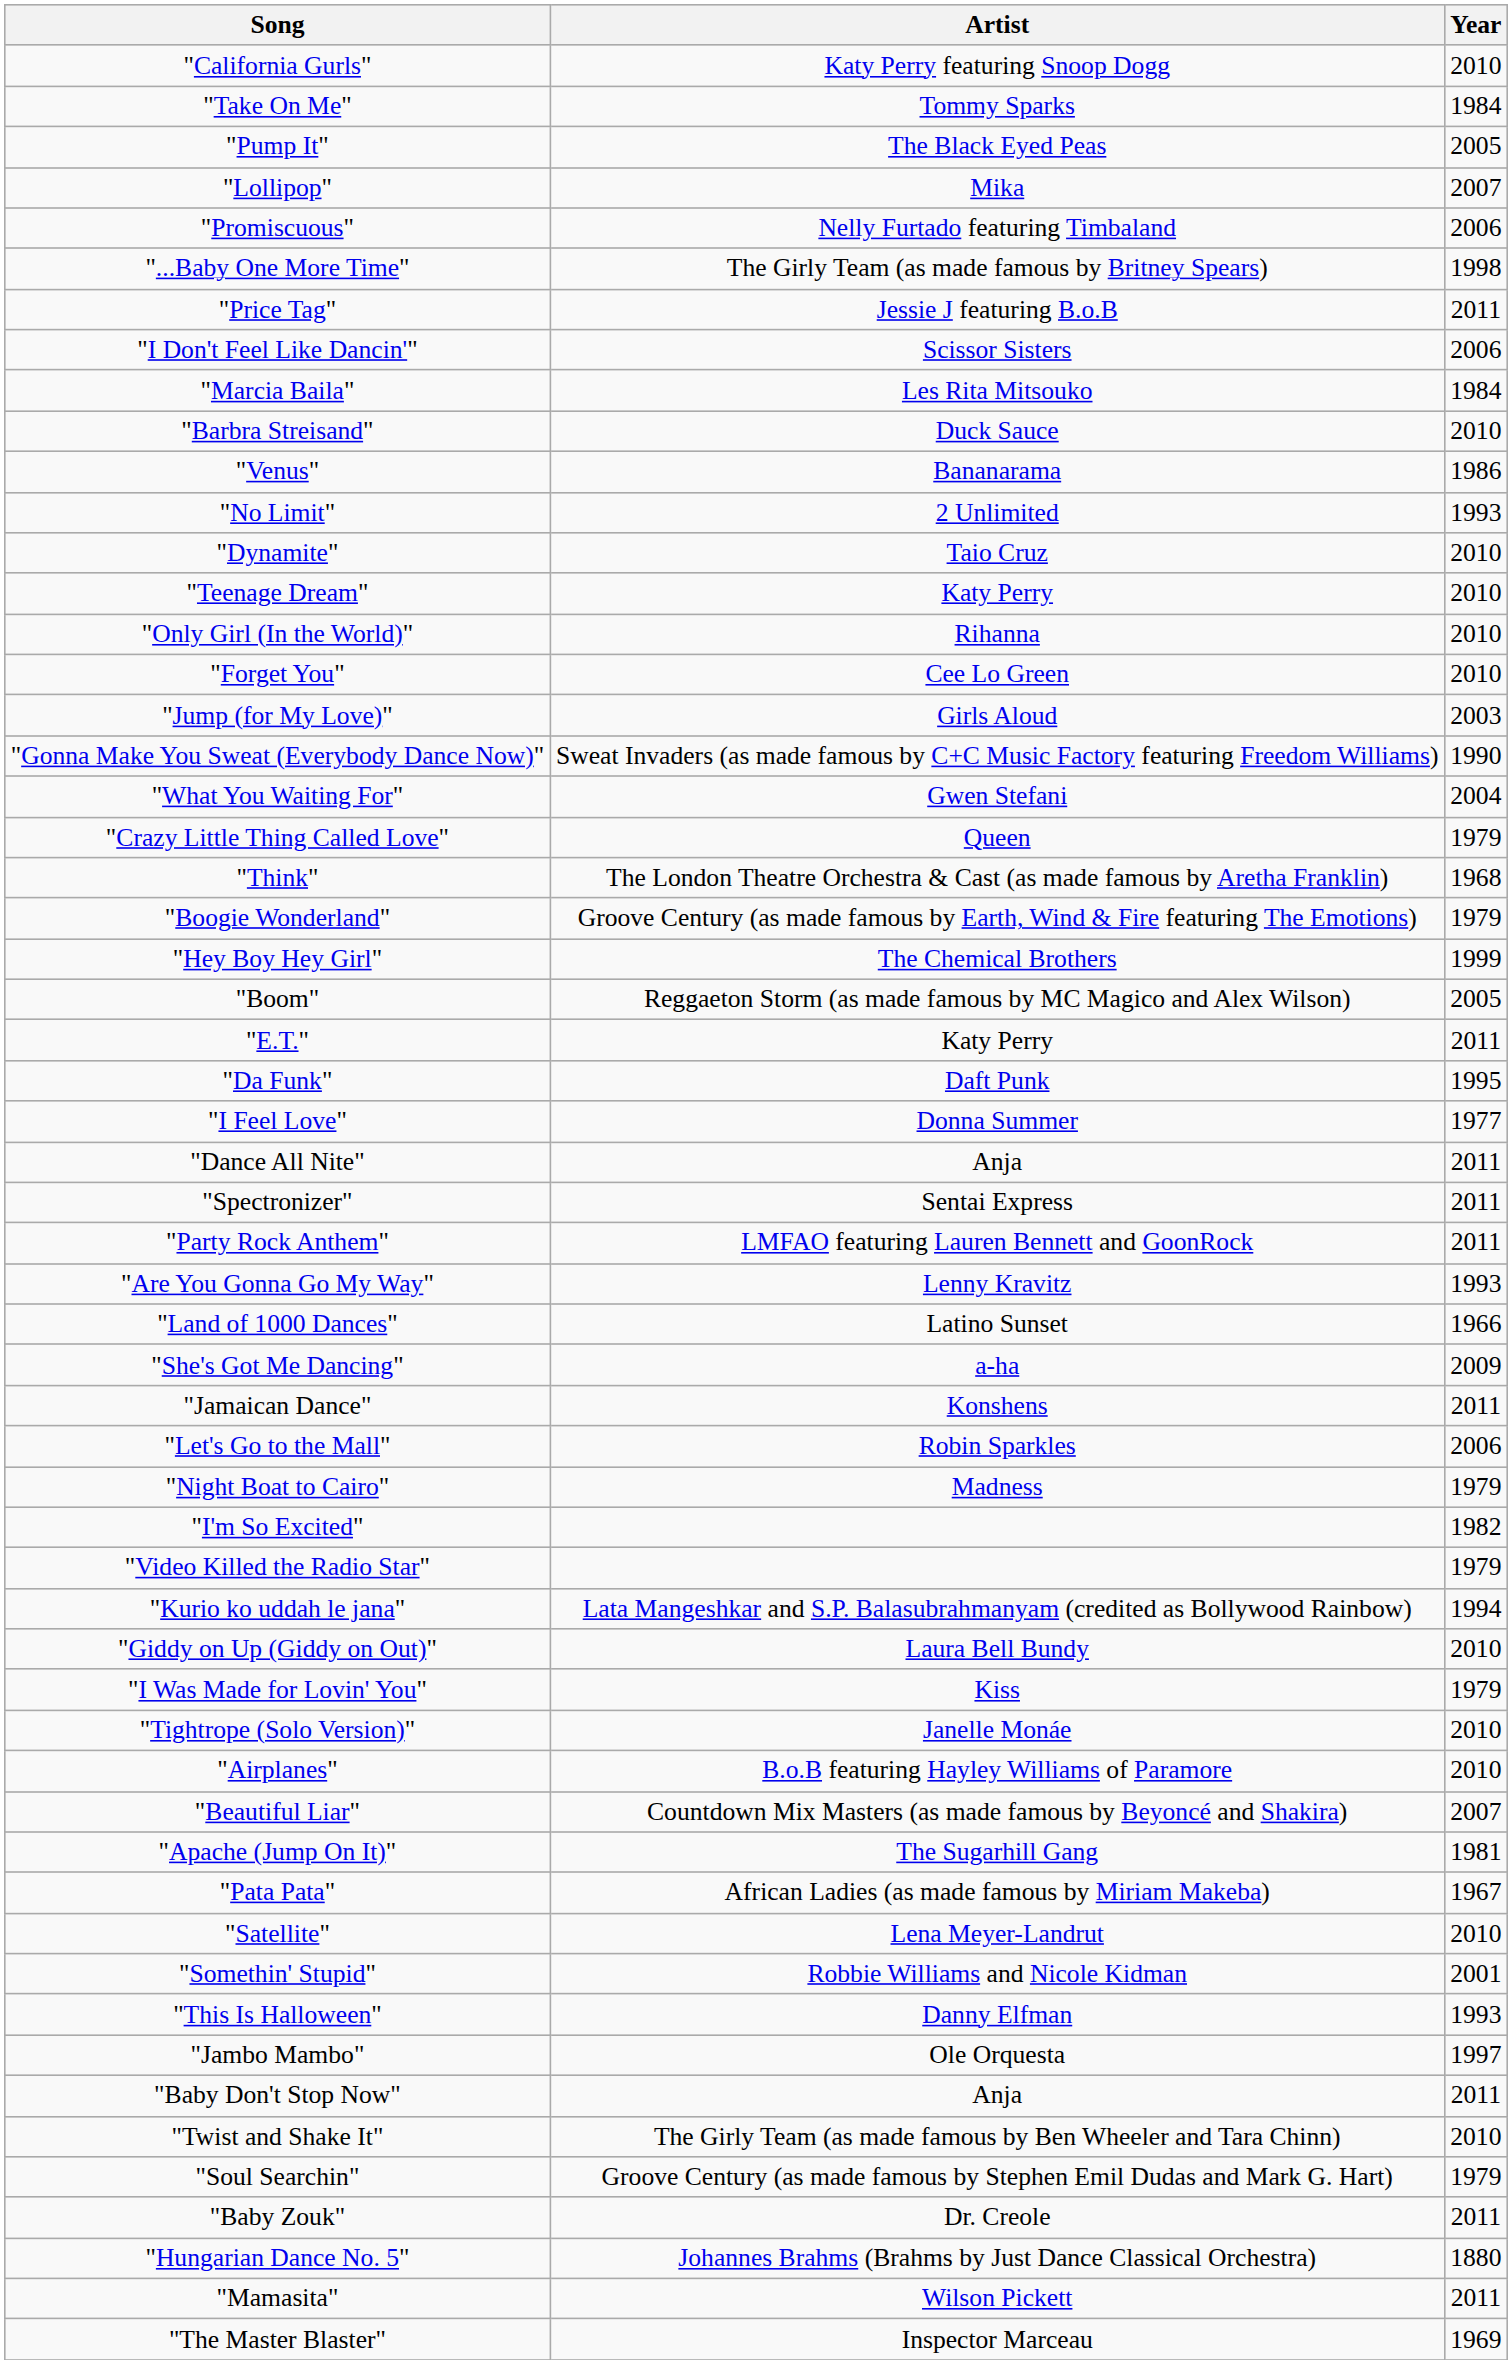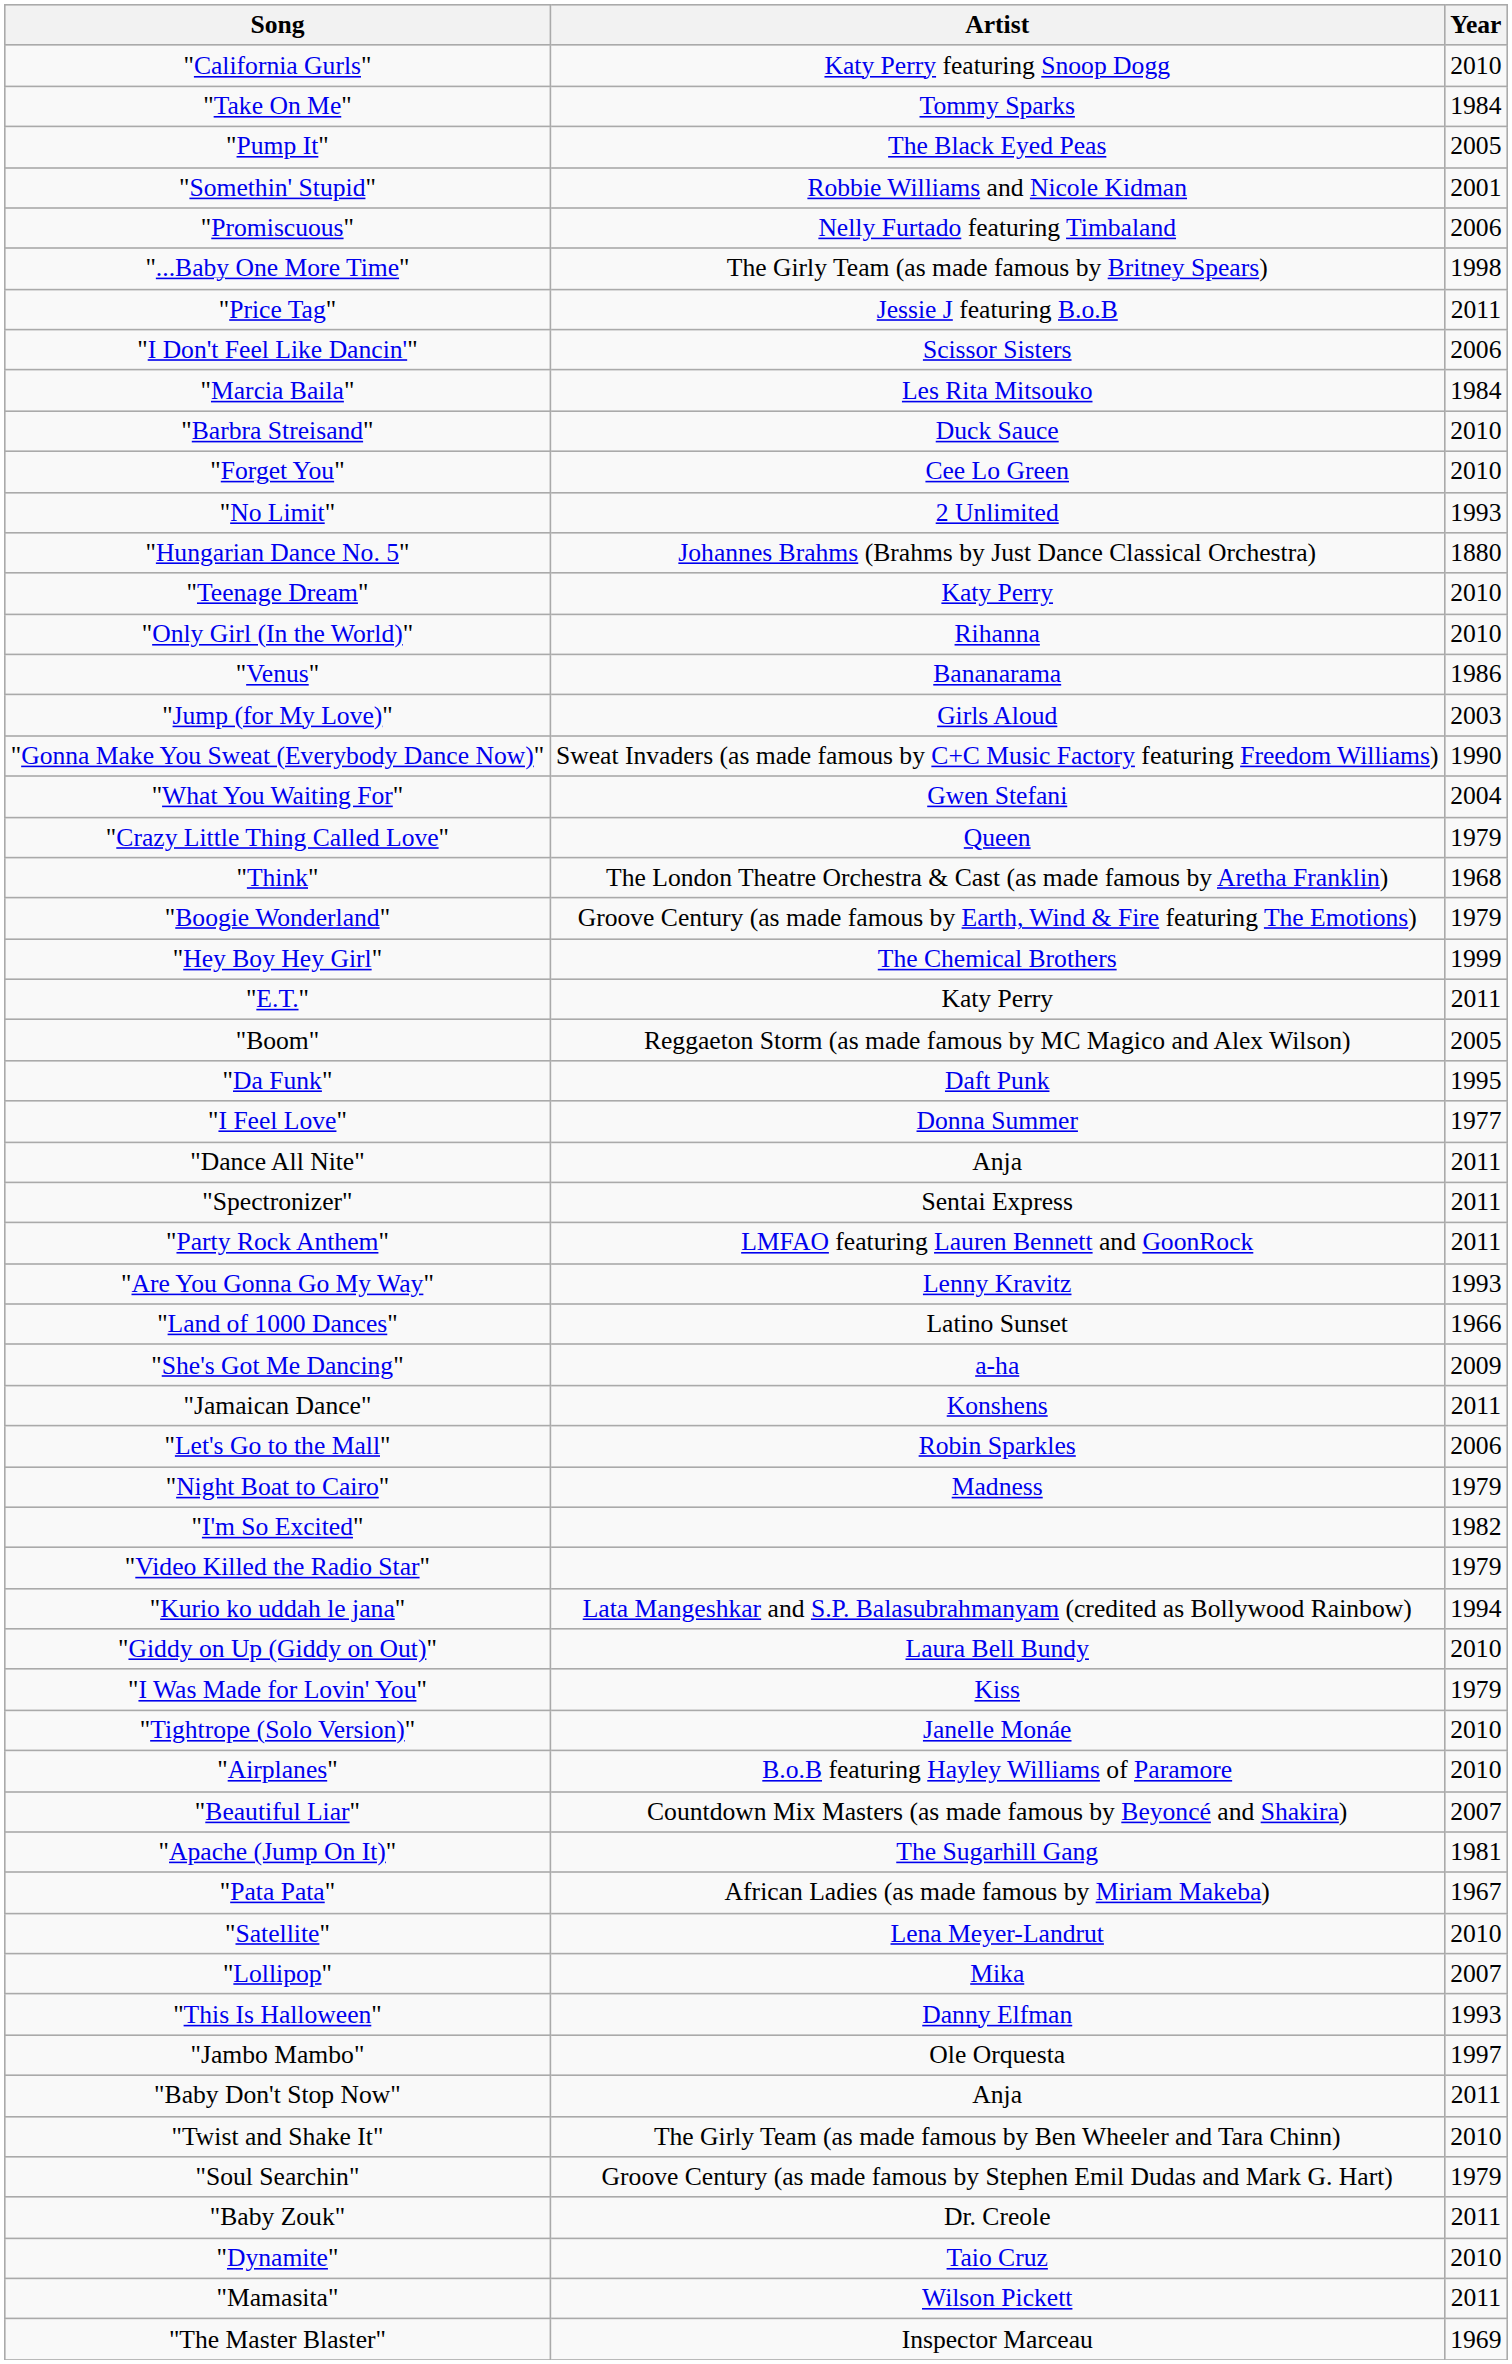rows swapped: (277, 187) <-> (277, 1973)
rows swapped: (277, 471) <-> (277, 674)
rows swapped: (277, 552) <-> (277, 2257)
rows swapped: (277, 1039) <-> (277, 999)
